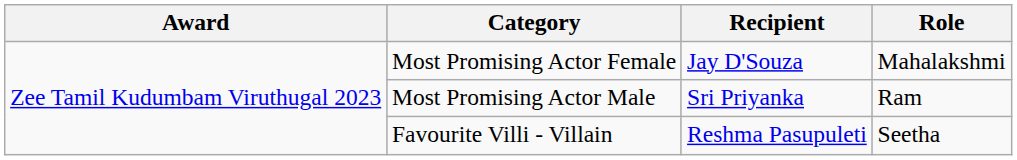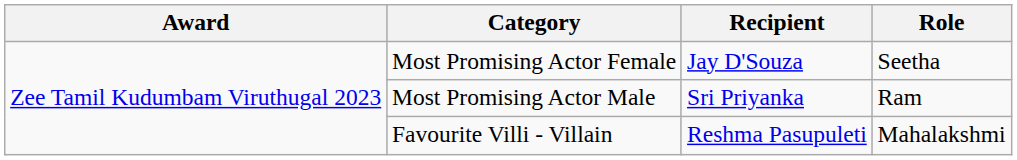(942, 60) Mahalakshmi -> (909, 60) Seetha
(909, 135) Seetha -> (942, 135) Mahalakshmi
